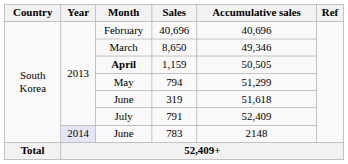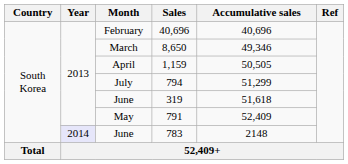(124, 64) bold -> (124, 64) normal
(124, 82) May -> (124, 82) July
(124, 116) July -> (124, 116) May
